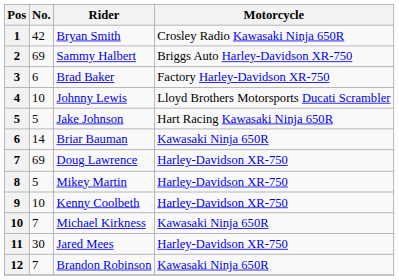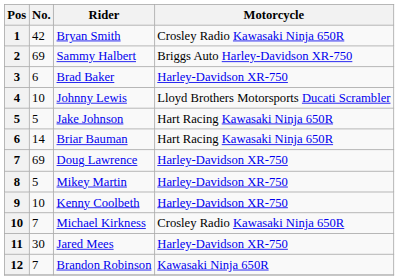(243, 77) Factory Harley-Davidson XR-750 -> (223, 77) Harley-Davidson XR-750
(213, 139) Kawasaki Ninja 650R -> (245, 139) Hart Racing Kawasaki Ninja 650R
(213, 223) Kawasaki Ninja 650R -> (251, 223) Crosley Radio Kawasaki Ninja 650R
